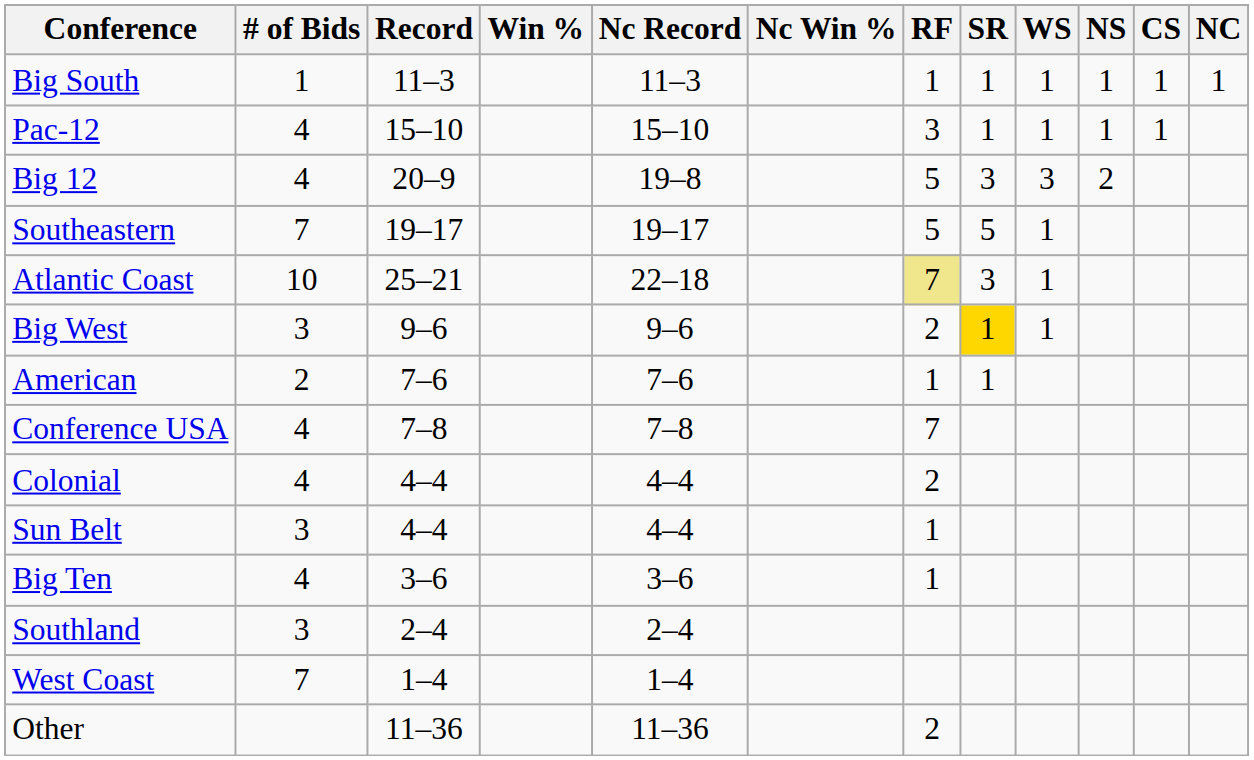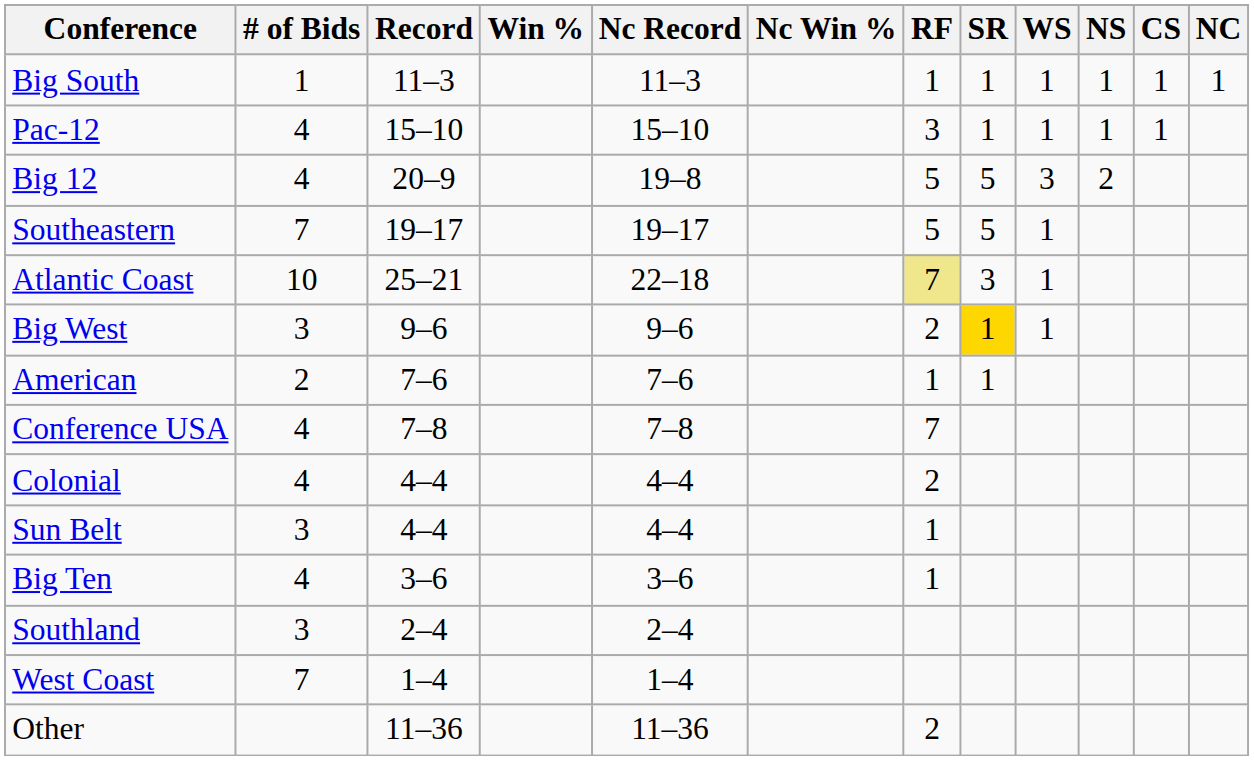(988, 179) 3 -> (988, 179) 5
